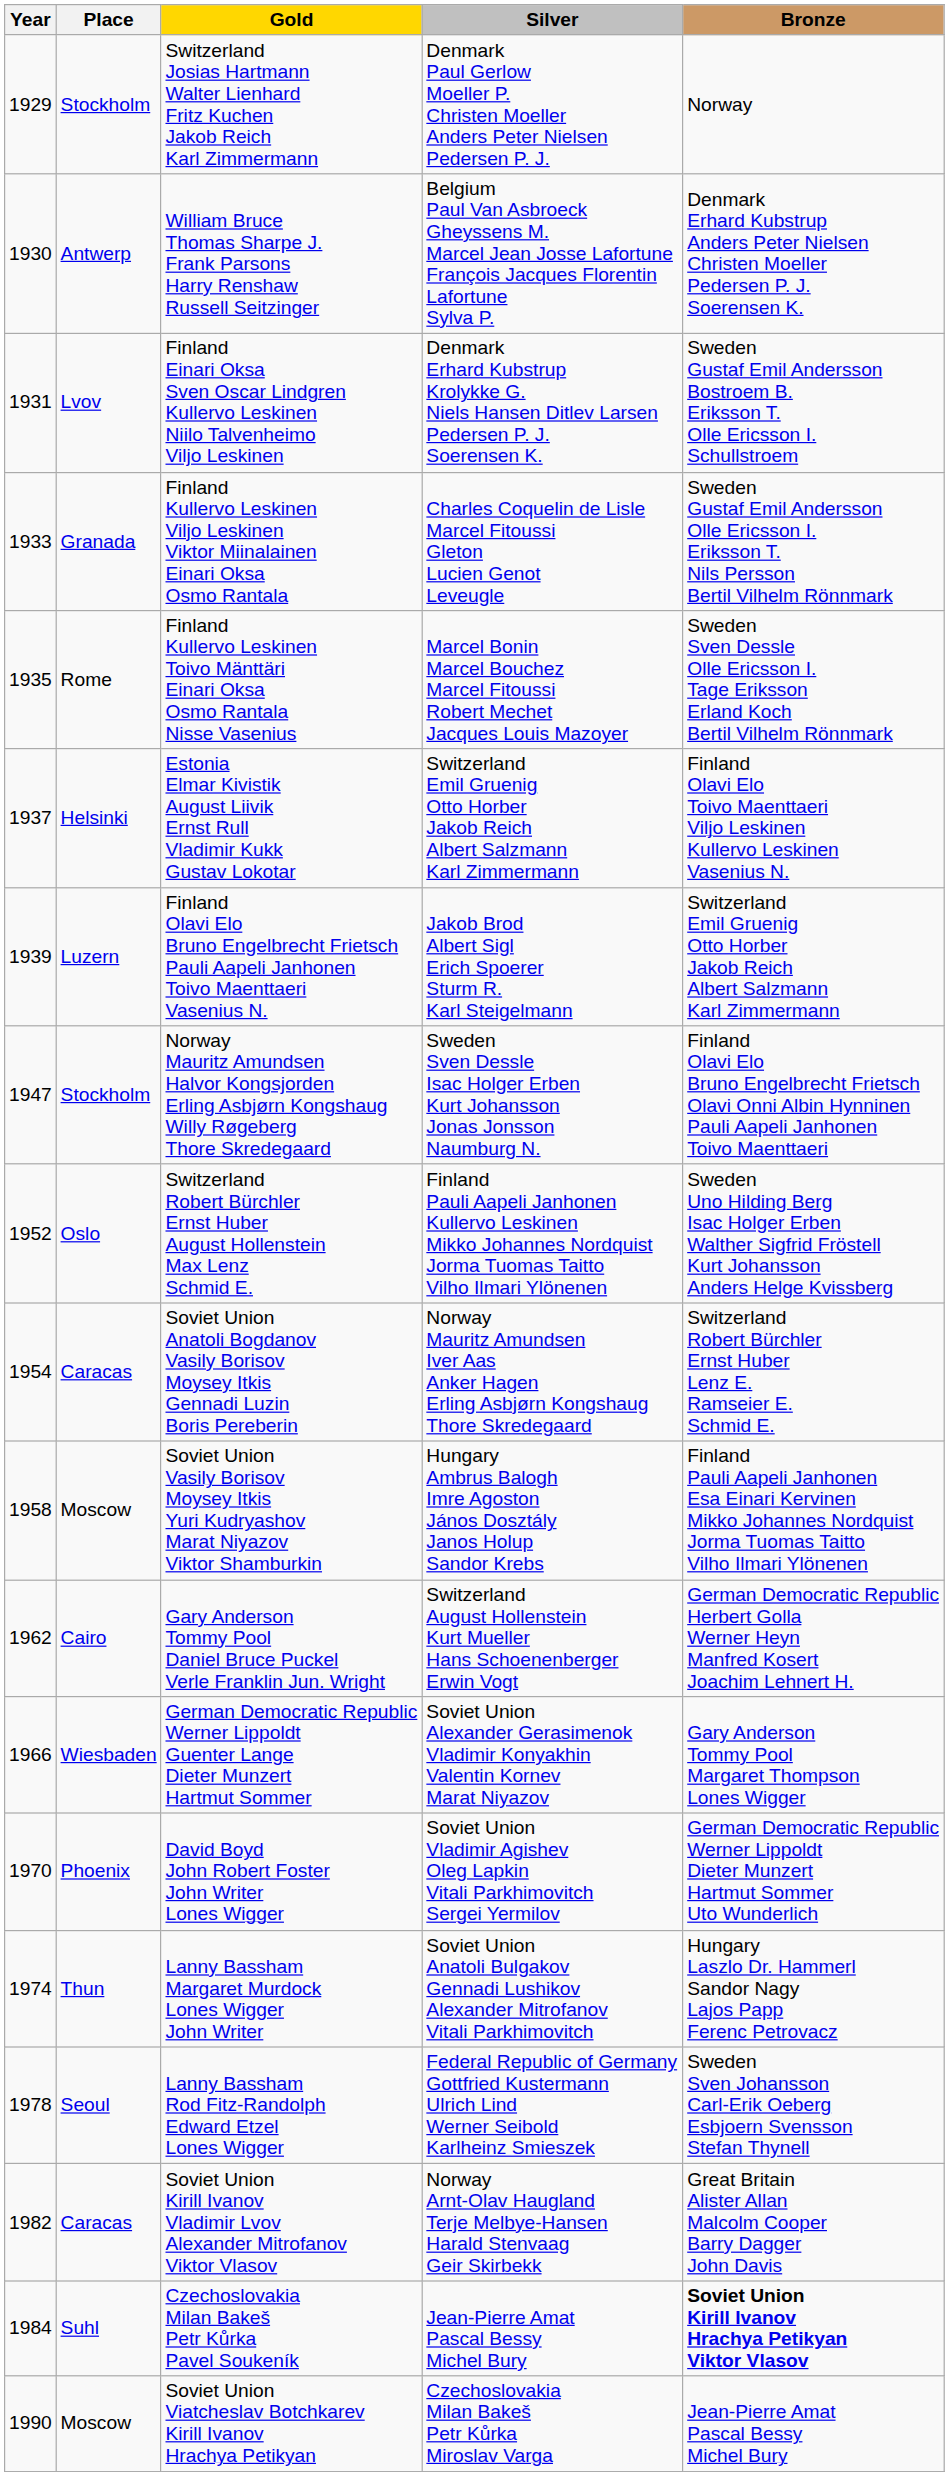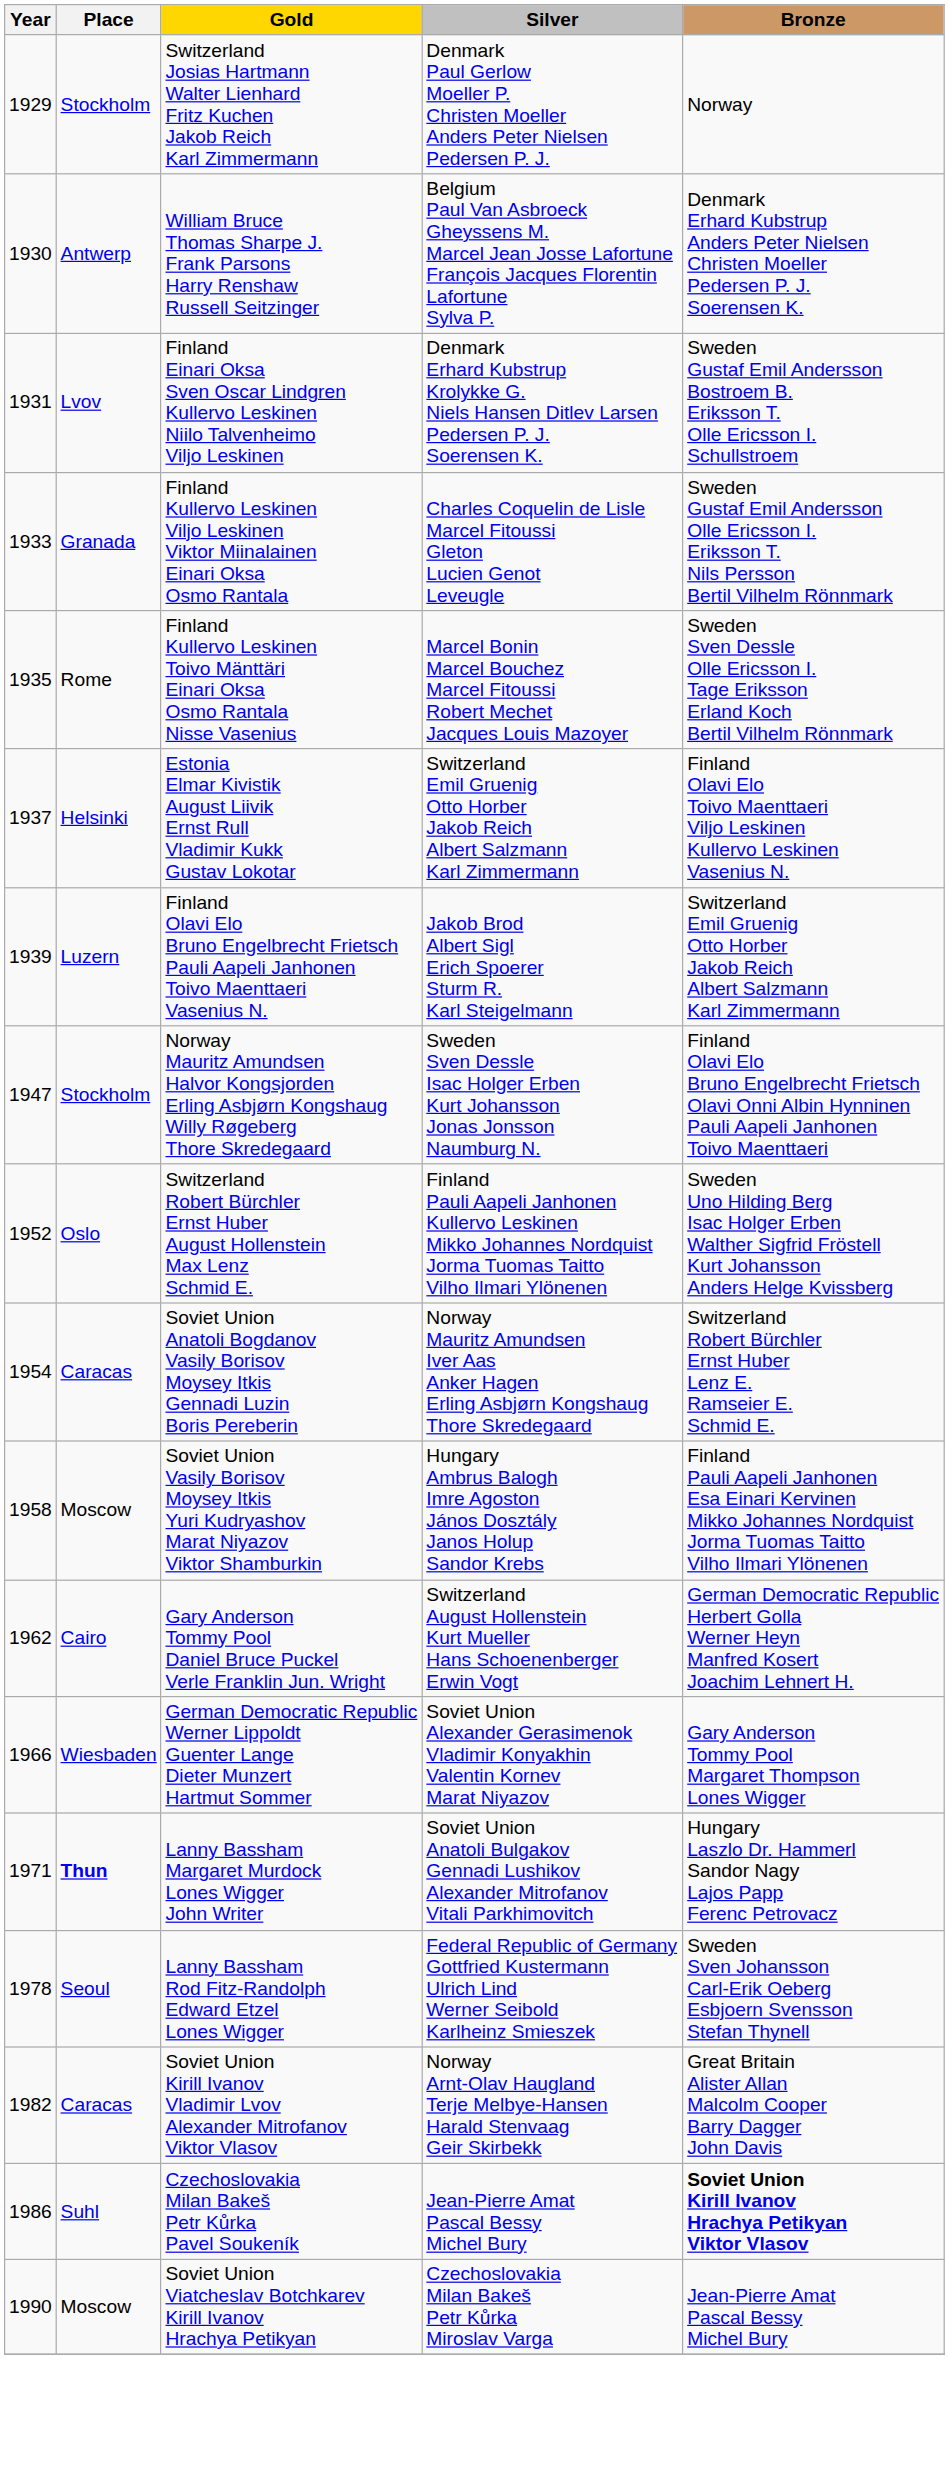- row: (248, 1882)
(30, 1988) 1974 -> (30, 1871) 1971
(82, 1988) normal -> (84, 1871) bold
(30, 2328) 1984 -> (30, 2211) 1986
